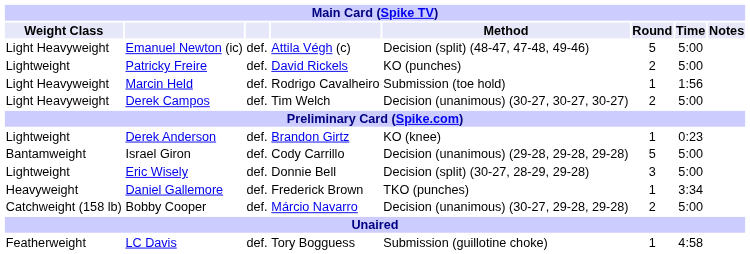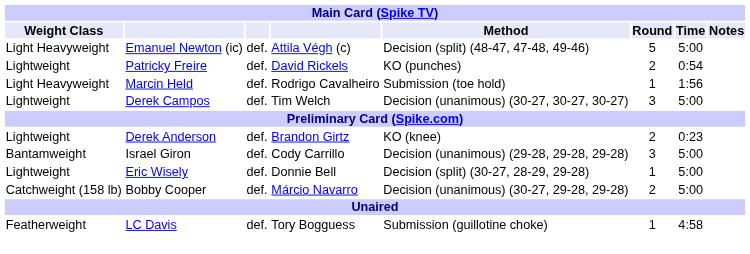(691, 66) 5:00 -> (691, 66) 0:54
(57, 101) Light Heavyweight -> (38, 101) Lightweight
(652, 101) 2 -> (652, 101) 3
(652, 136) 1 -> (652, 136) 2
(652, 154) 5 -> (652, 154) 3
(652, 172) 3 -> (652, 172) 1
- row: (174, 189)
